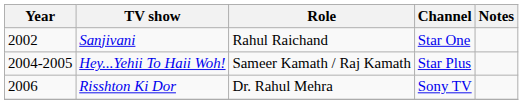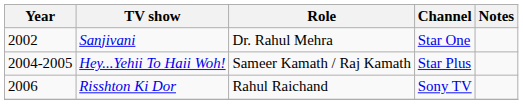(280, 39) Rahul Raichand -> (283, 39) Dr. Rahul Mehra
(283, 87) Dr. Rahul Mehra -> (280, 87) Rahul Raichand
